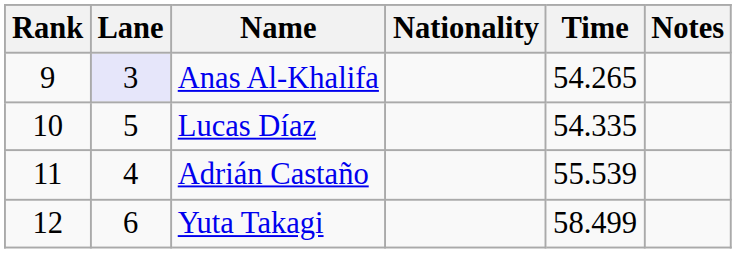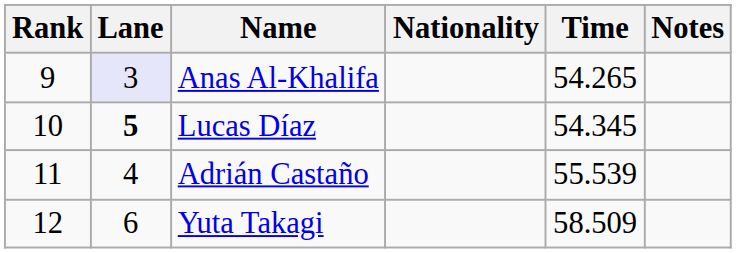(131, 125) normal -> (131, 125) bold
(595, 125) 54.335 -> (595, 125) 54.345
(595, 222) 58.499 -> (595, 222) 58.509
